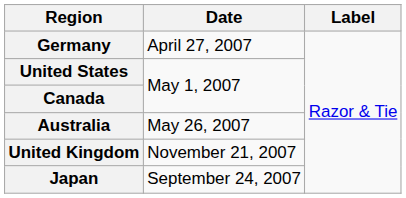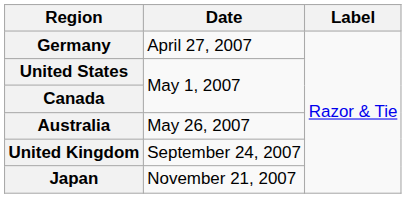(222, 152) November 21, 2007 -> (224, 152) September 24, 2007
(224, 179) September 24, 2007 -> (222, 179) November 21, 2007
